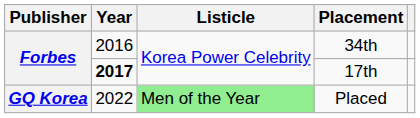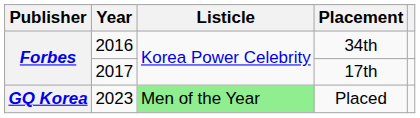(114, 71) bold -> (114, 71) normal
(114, 98) 2022 -> (114, 98) 2023
